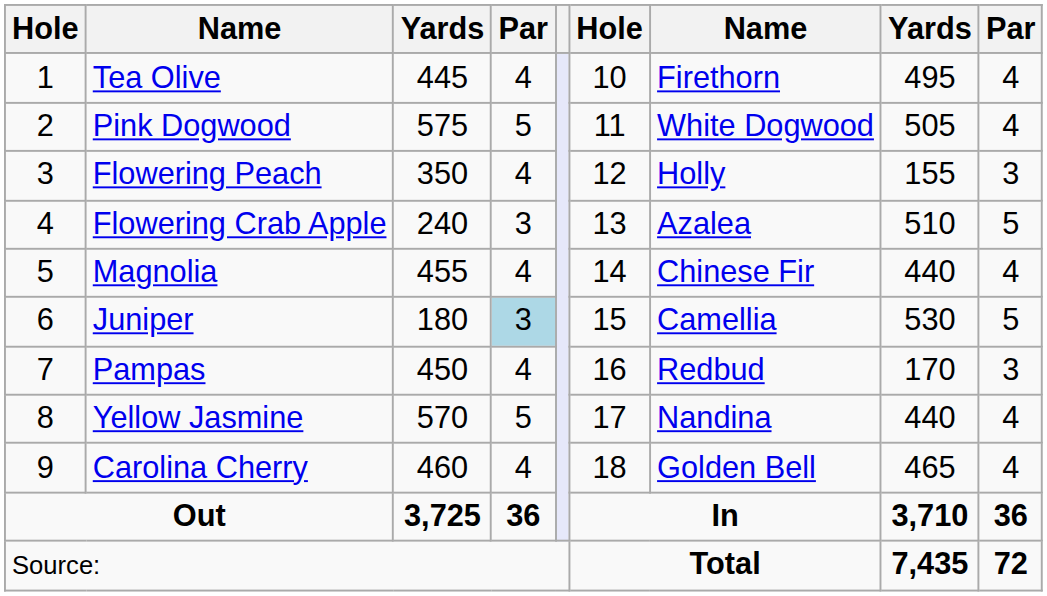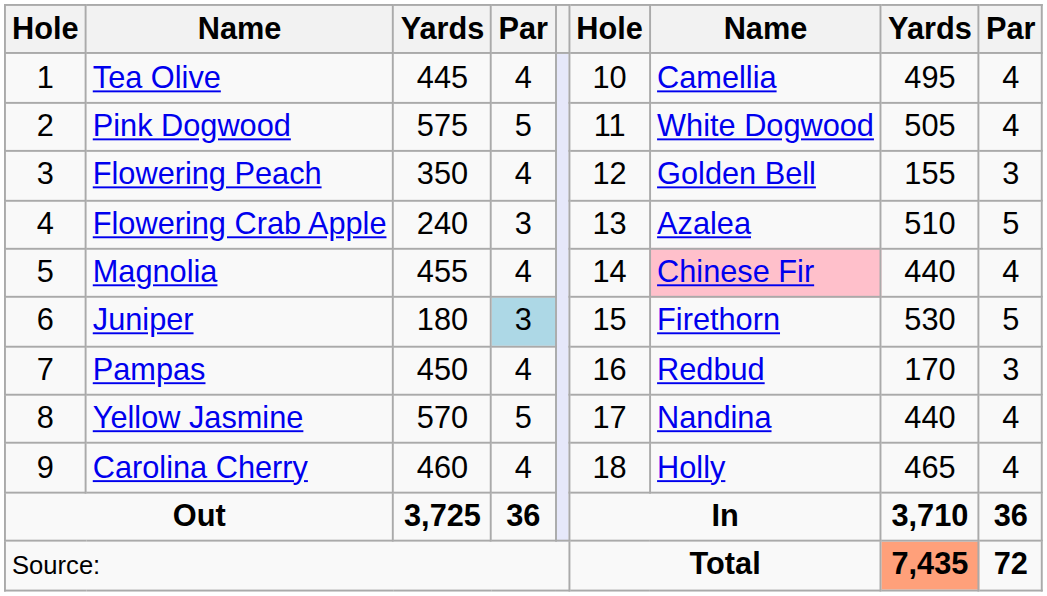(719, 77) Firethorn -> (717, 77) Camellia
(691, 175) Holly -> (736, 175) Golden Bell
(736, 272) no background -> (736, 272) pink background
(717, 321) Camellia -> (719, 321) Firethorn
(736, 467) Golden Bell -> (691, 467) Holly
(930, 564) no background -> (930, 564) lightsalmon background
